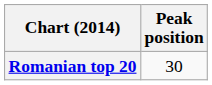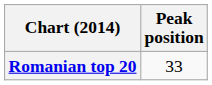(174, 65) 30 -> (174, 65) 33
